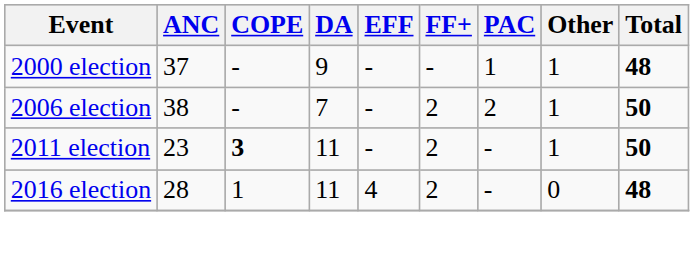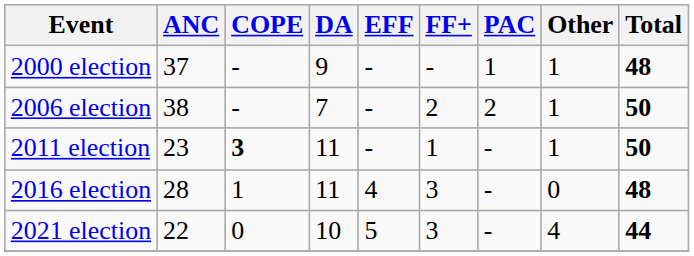(432, 148) 2 -> (432, 148) 1
(432, 189) 2 -> (432, 189) 3
+ row: (81, 230)
